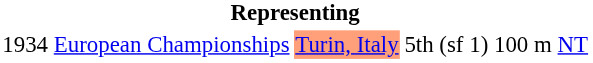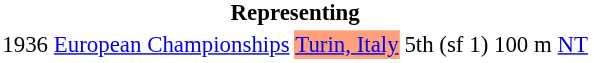(25, 44) 1934 -> (25, 44) 1936
